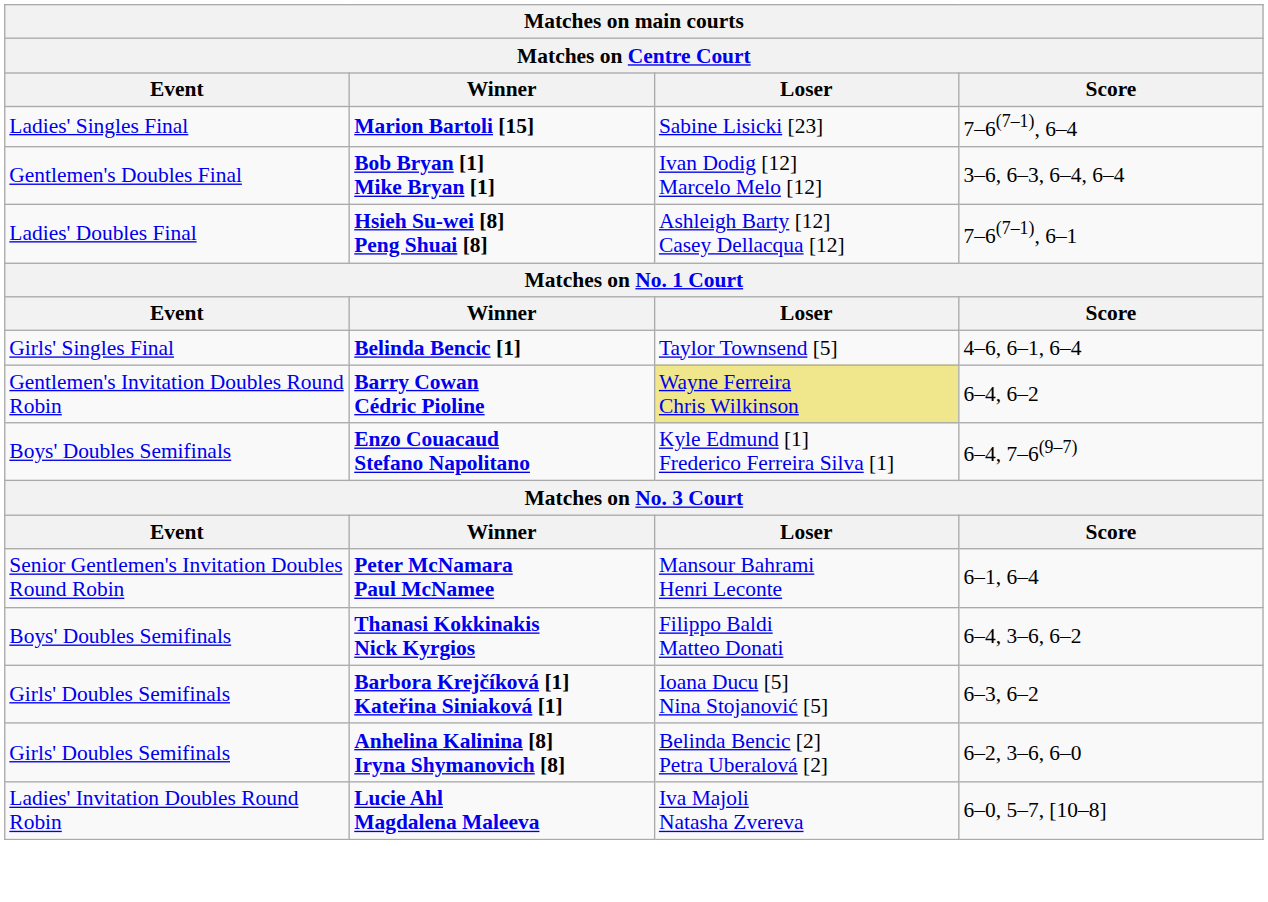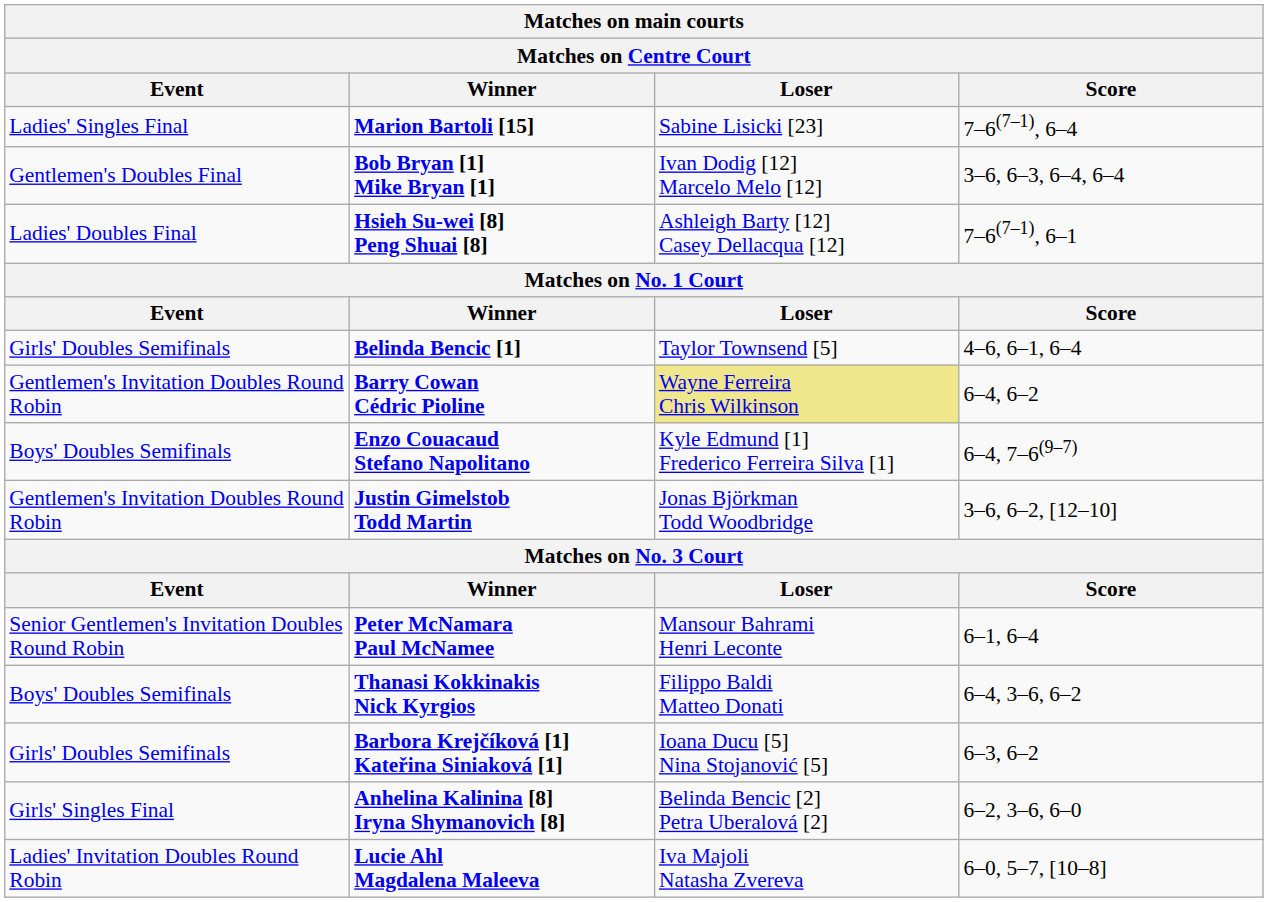(92, 347) Girls' Singles Final -> (120, 347) Girls' Doubles Semifinals
+ row: (432, 509)
(120, 752) Girls' Doubles Semifinals -> (92, 810) Girls' Singles Final
